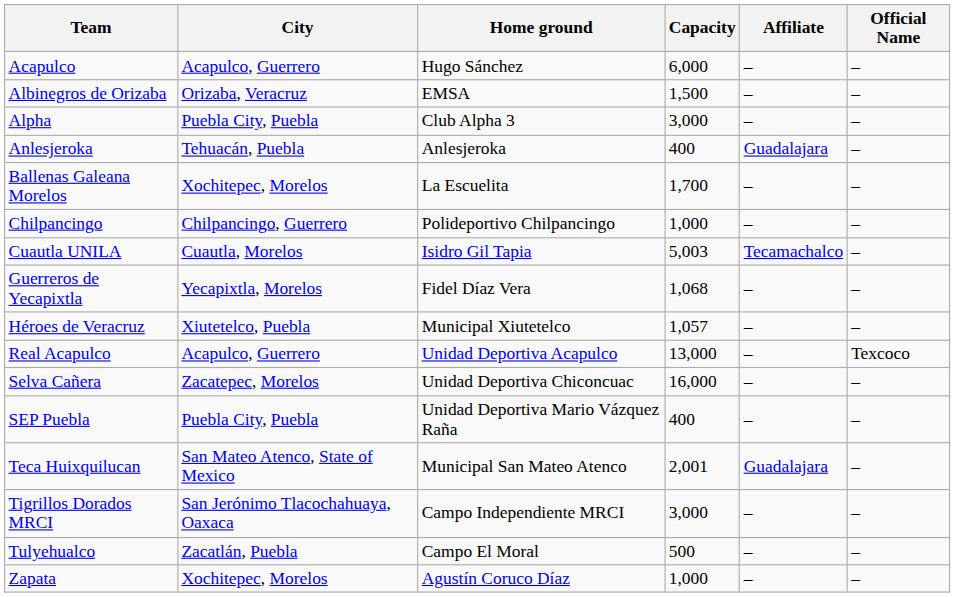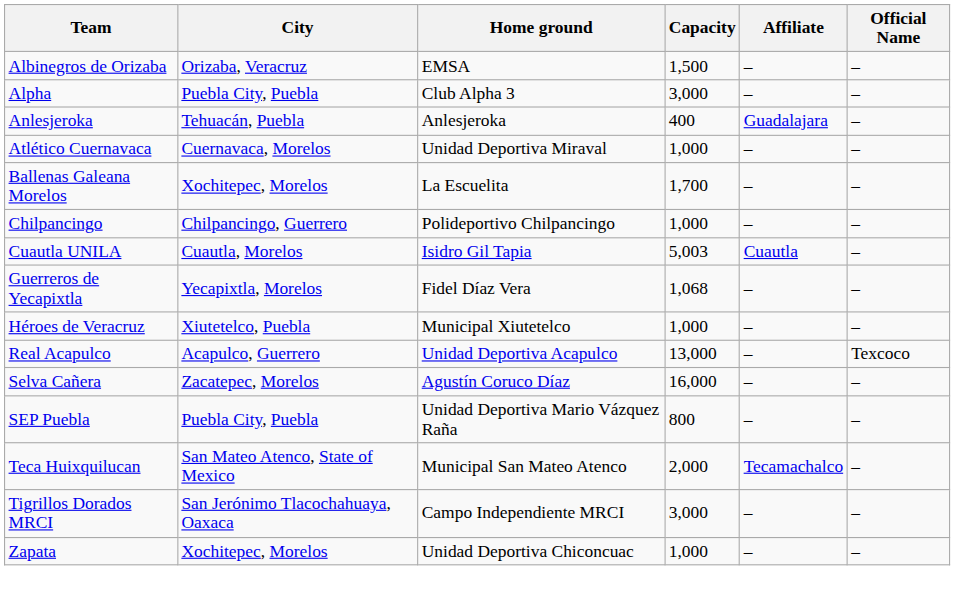- row: (42, 65)
+ row: (80, 148)
(793, 251) Tecamachalco -> (771, 251) Cuautla
(688, 326) 1,057 -> (688, 326) 1,000
(528, 381) Unidad Deportiva Chiconcuac -> (496, 381) Agustín Coruco Díaz
(682, 418) 400 -> (682, 418) 800
(688, 466) 2,001 -> (688, 466) 2,000
(786, 466) Guadalajara -> (793, 466) Tecamachalco
- row: (52, 550)
(496, 578) Agustín Coruco Díaz -> (528, 550) Unidad Deportiva Chiconcuac
